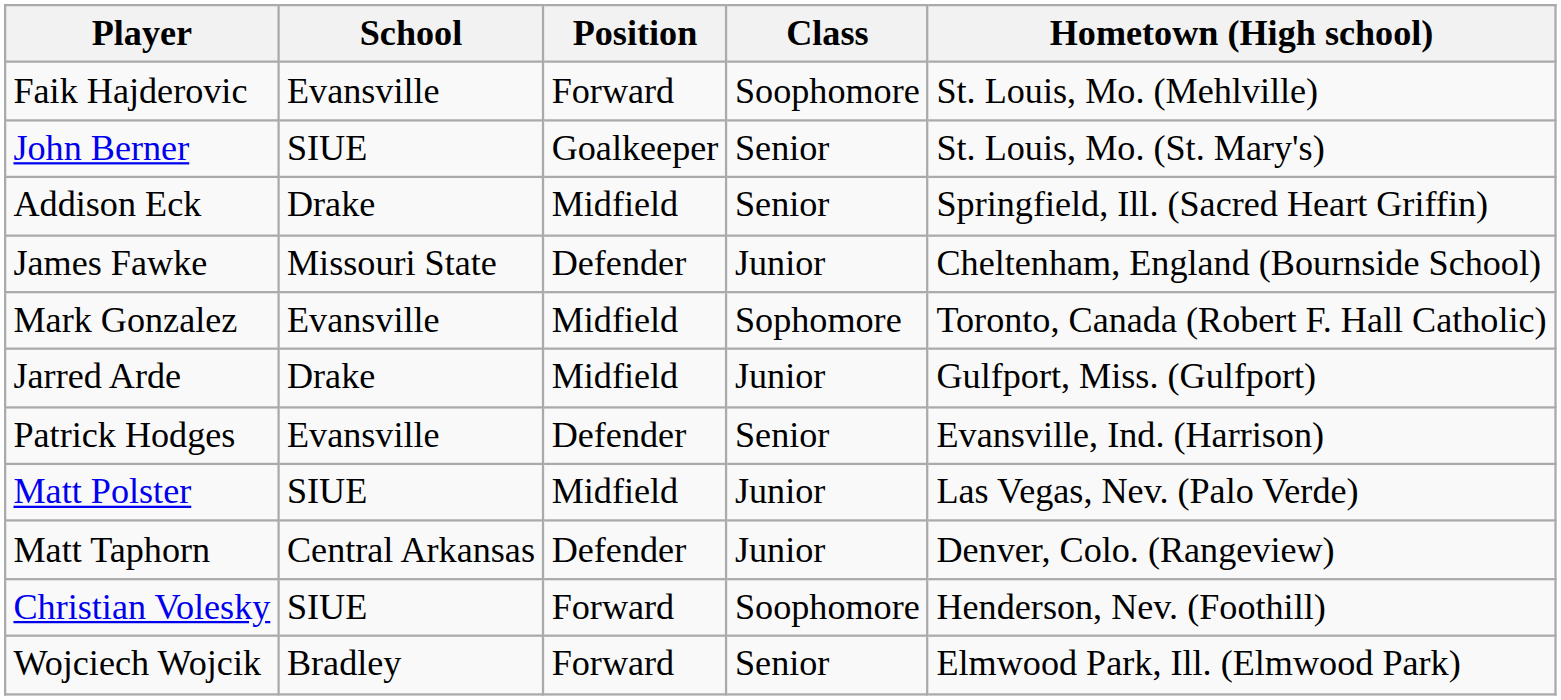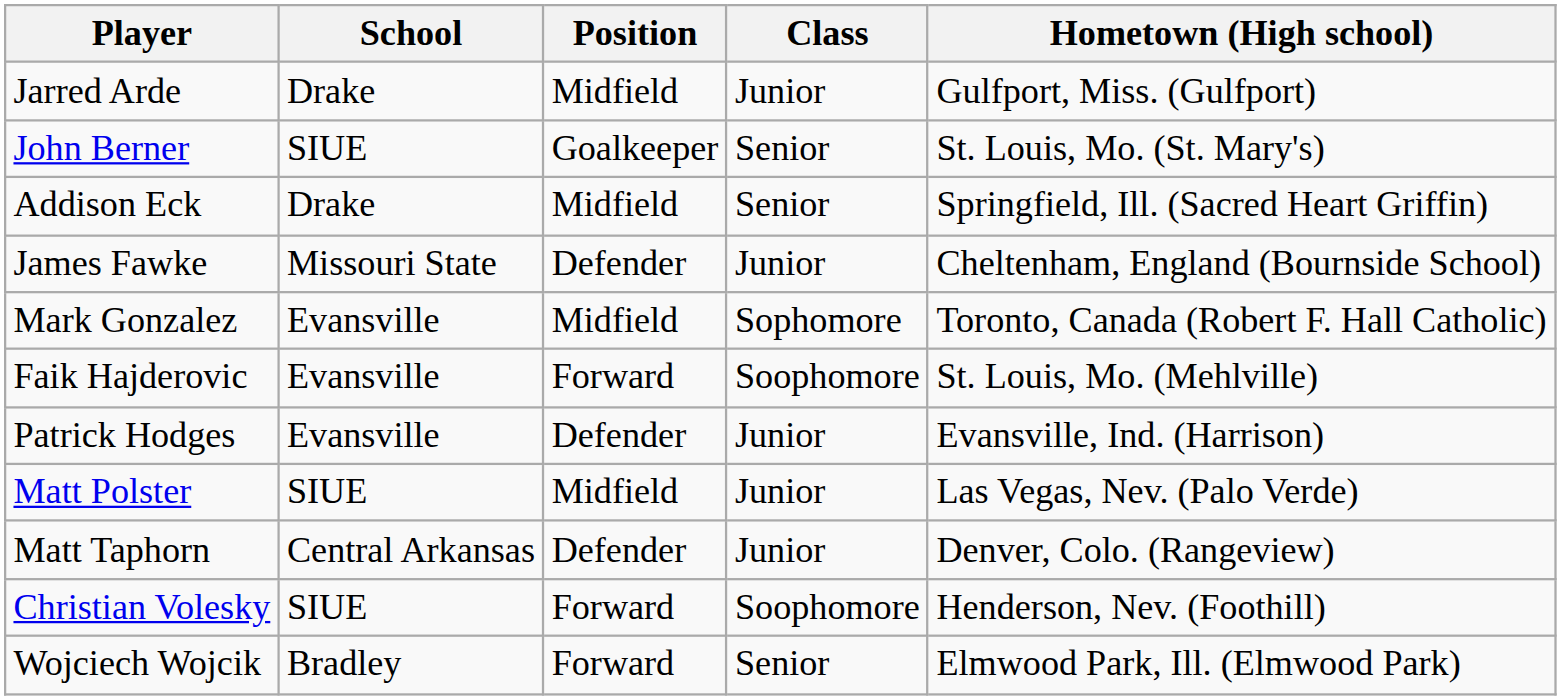rows swapped: (97, 377) <-> (130, 90)
(782, 434) Senior -> (780, 434) Junior
